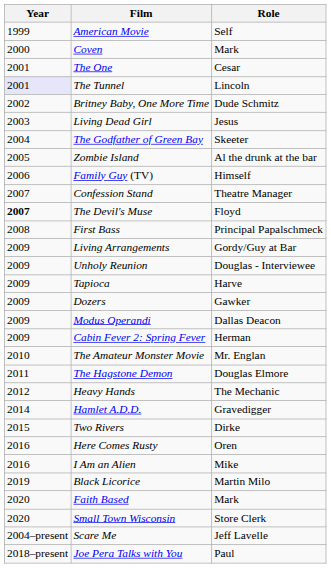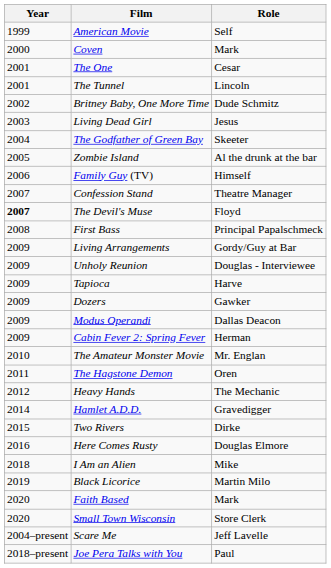(18, 85) lavender background -> (18, 85) no background
(251, 373) Douglas Elmore -> (226, 373) Oren
(226, 445) Oren -> (251, 445) Douglas Elmore
(18, 463) 2016 -> (18, 463) 2018
